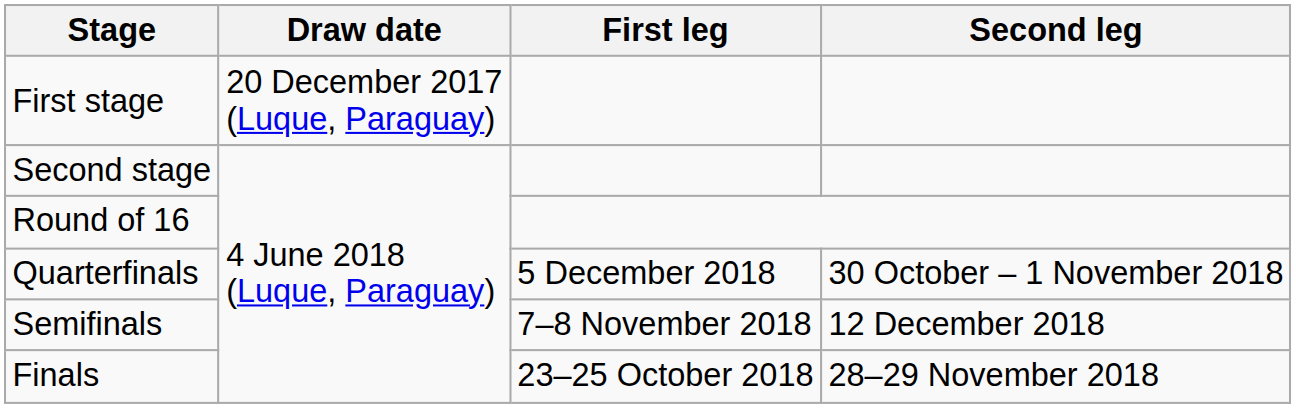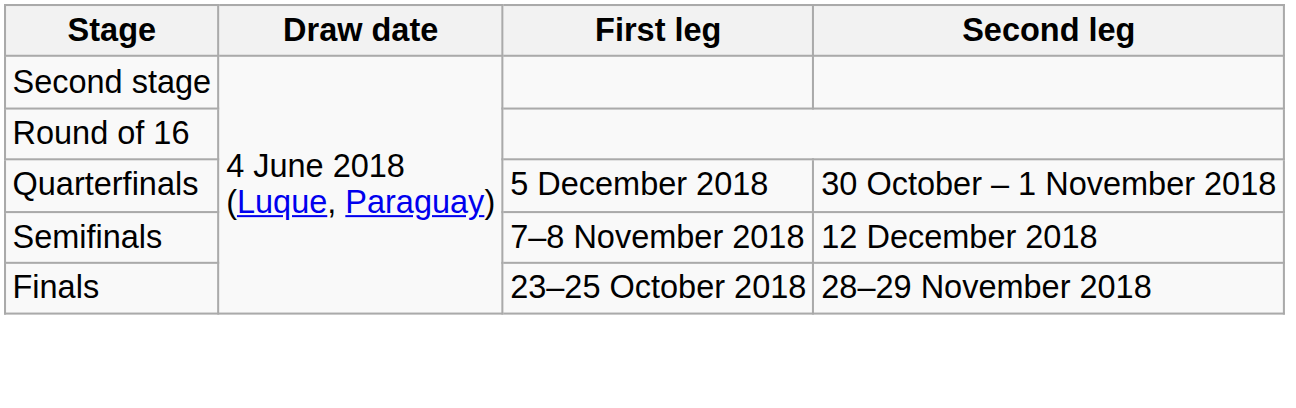- row: (88, 100)
